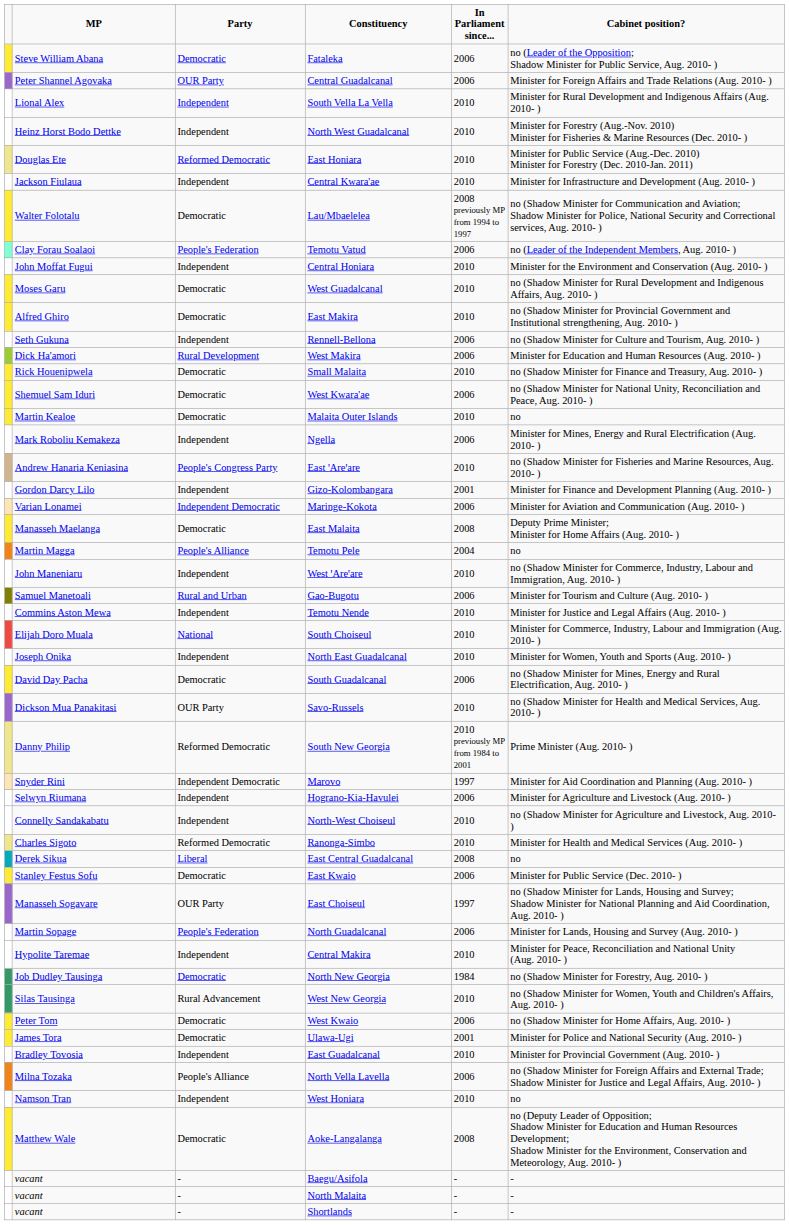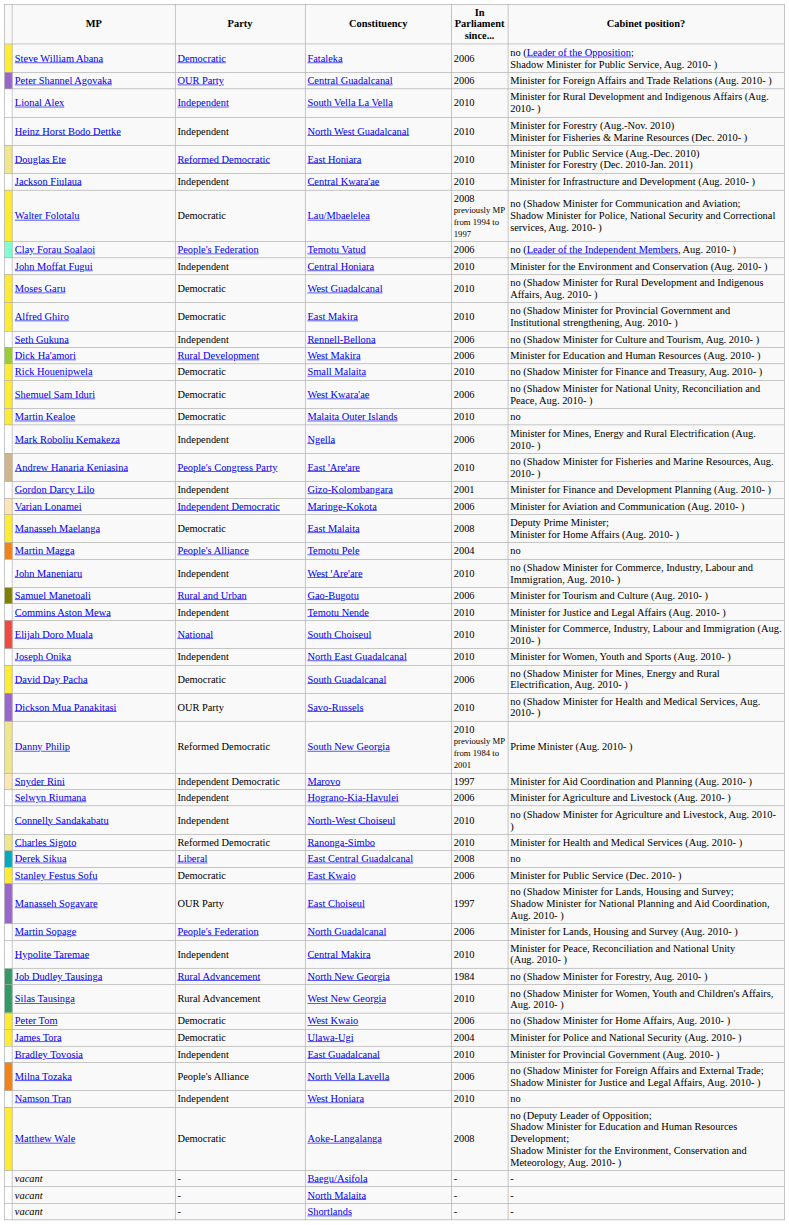(202, 976) Democratic -> (219, 976) Rural Advancement
(464, 1037) 2001 -> (464, 1037) 2004
